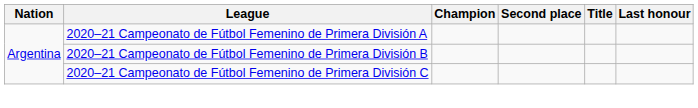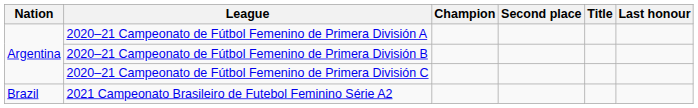+ row: (229, 93)
